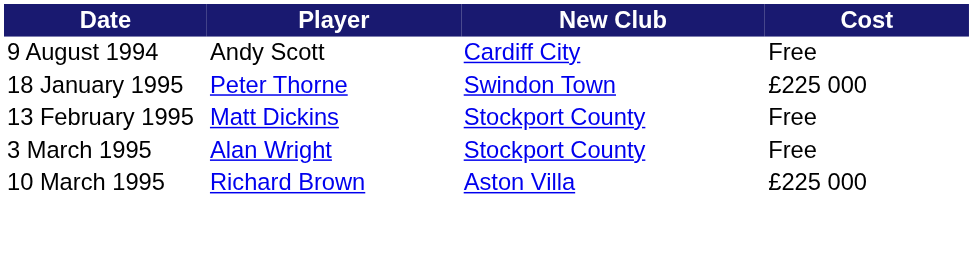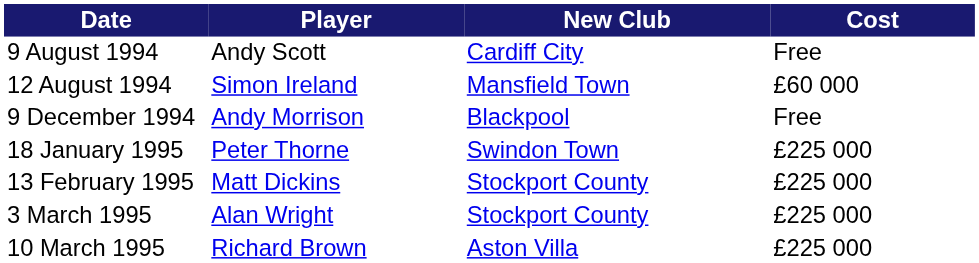+ row: (89, 85)
+ row: (101, 117)
(793, 117) Free -> (823, 182) £225 000
(793, 150) Free -> (823, 215) £225 000
